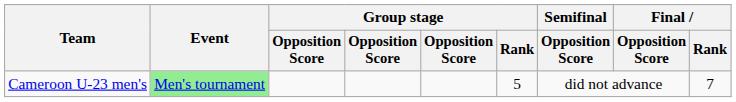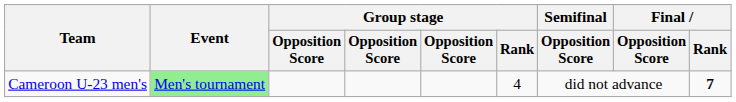(517, 84) 5 -> (517, 84) 4
(710, 84) normal -> (710, 84) bold
